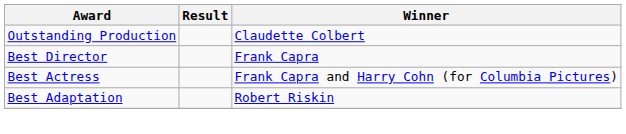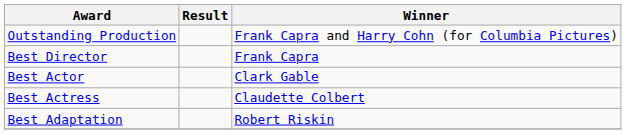(300, 36) Claudette Colbert -> (426, 36) Frank Capra and Harry Cohn (for Columbia Pictures)
+ row: (46, 77)
(426, 77) Frank Capra and Harry Cohn (for Columbia Pictures) -> (300, 98) Claudette Colbert
